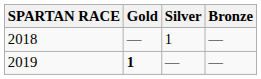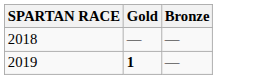- column: (183, 16)
